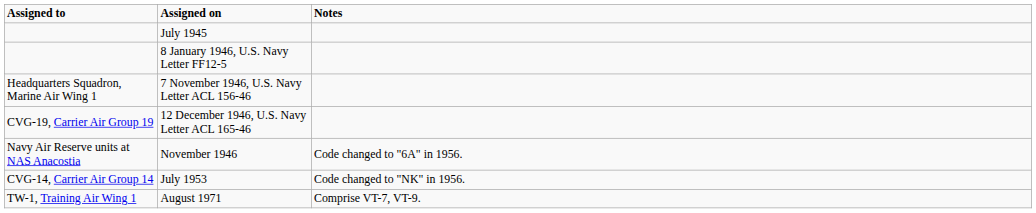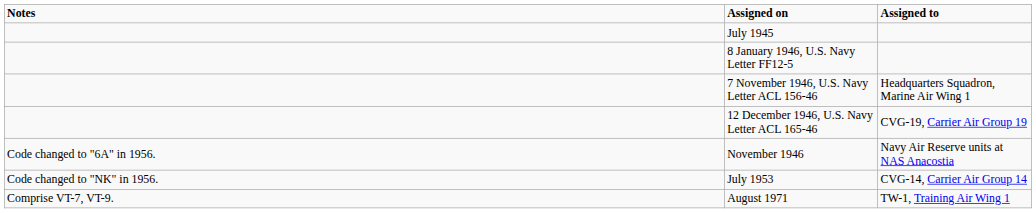columns swapped: (36, 13) <-> (328, 13)
